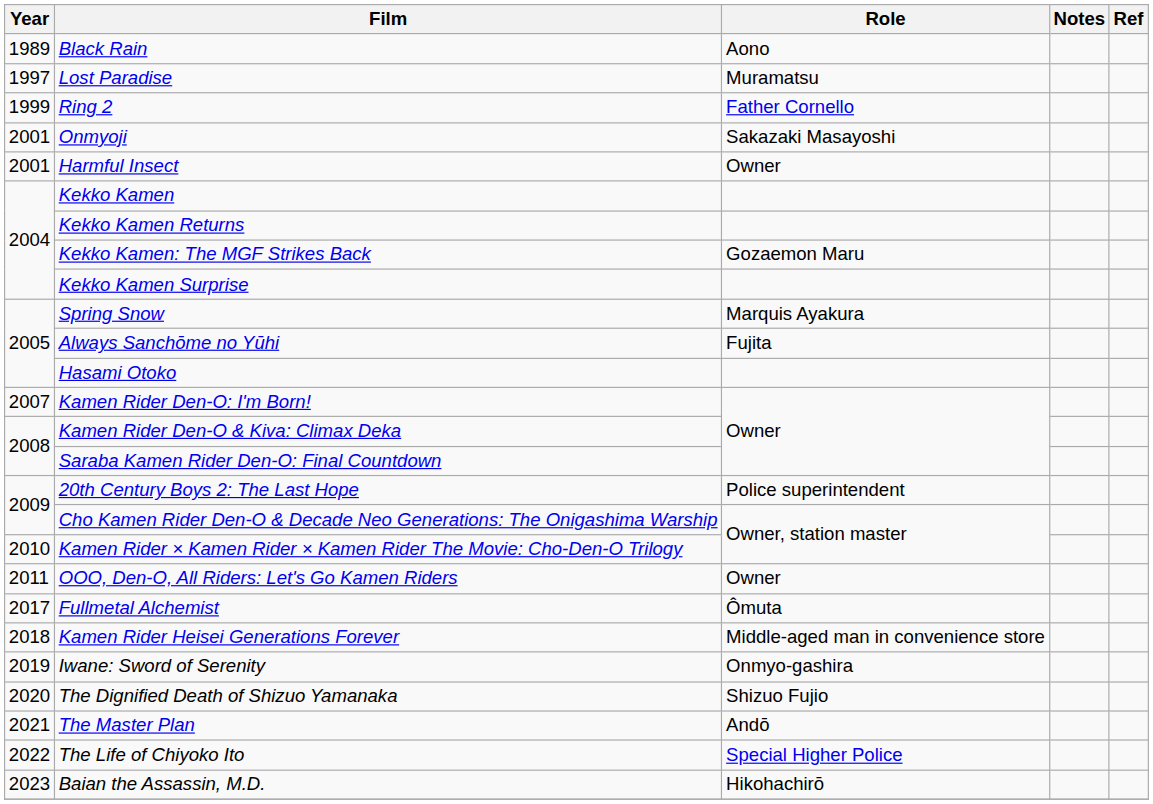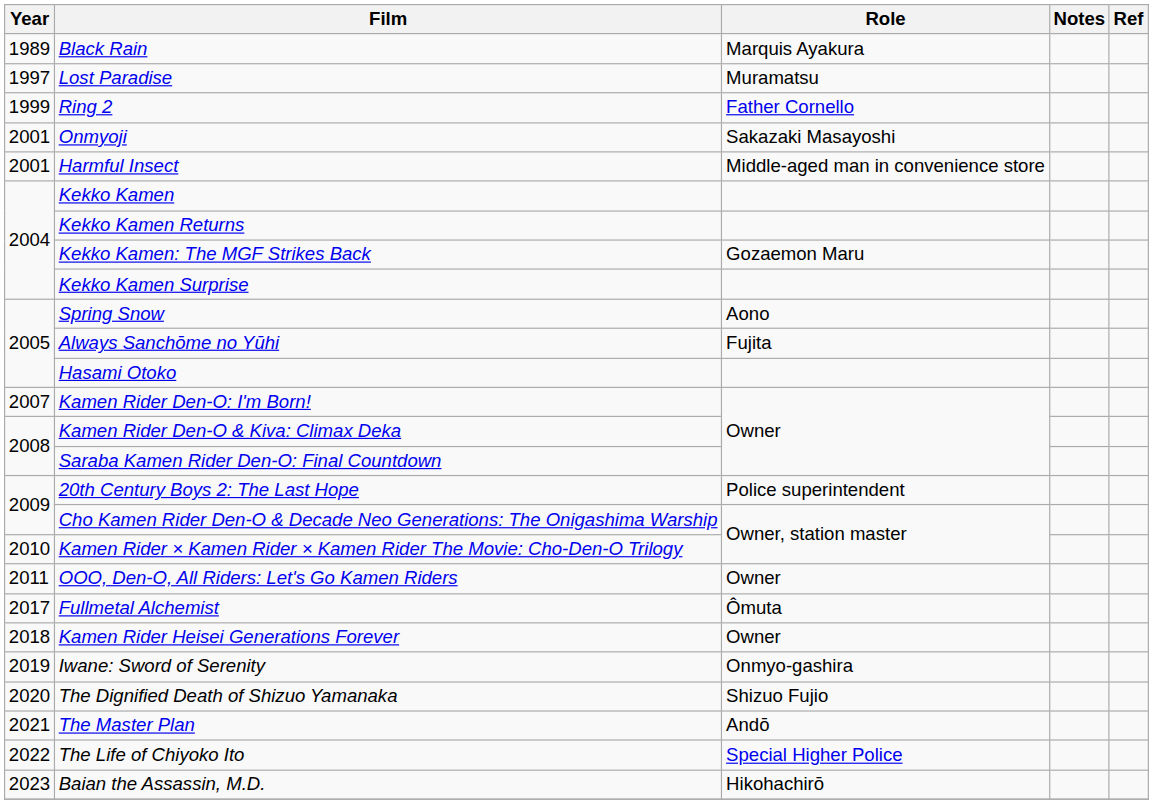(748, 48) Aono -> (795, 48) Marquis Ayakura
(753, 166) Owner -> (886, 166) Middle-aged man in convenience store
(795, 313) Marquis Ayakura -> (748, 313) Aono
(886, 637) Middle-aged man in convenience store -> (753, 637) Owner
